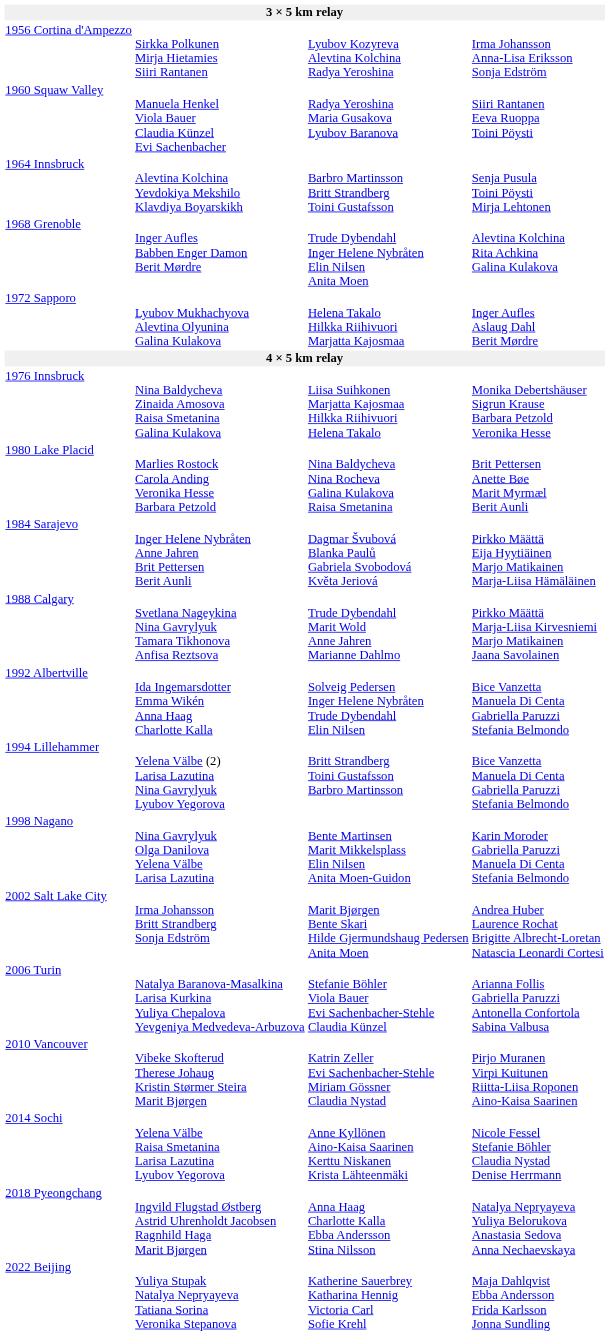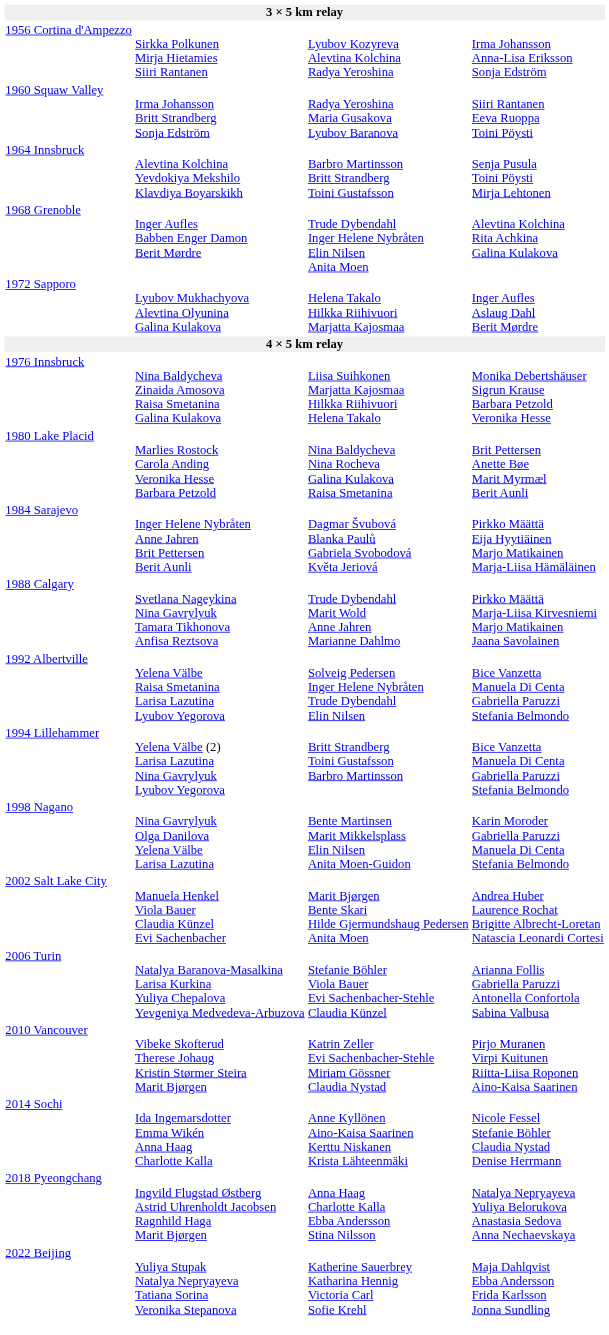(181, 125) Manuela Henkel Viola Bauer Claudia Künzel Evi Sachenbacher -> (176, 118) Irma Johansson Britt Strandberg Sonja Edström
(183, 708) Ida Ingemarsdotter Emma Wikén Anna Haag Charlotte Kalla -> (180, 694) Yelena Välbe Raisa Smetanina Larisa Lazutina Lyubov Yegorova
(176, 924) Irma Johansson Britt Strandberg Sonja Edström -> (181, 917) Manuela Henkel Viola Bauer Claudia Künzel Evi Sachenbacher
(180, 1154) Yelena Välbe Raisa Smetanina Larisa Lazutina Lyubov Yegorova -> (183, 1139) Ida Ingemarsdotter Emma Wikén Anna Haag Charlotte Kalla
